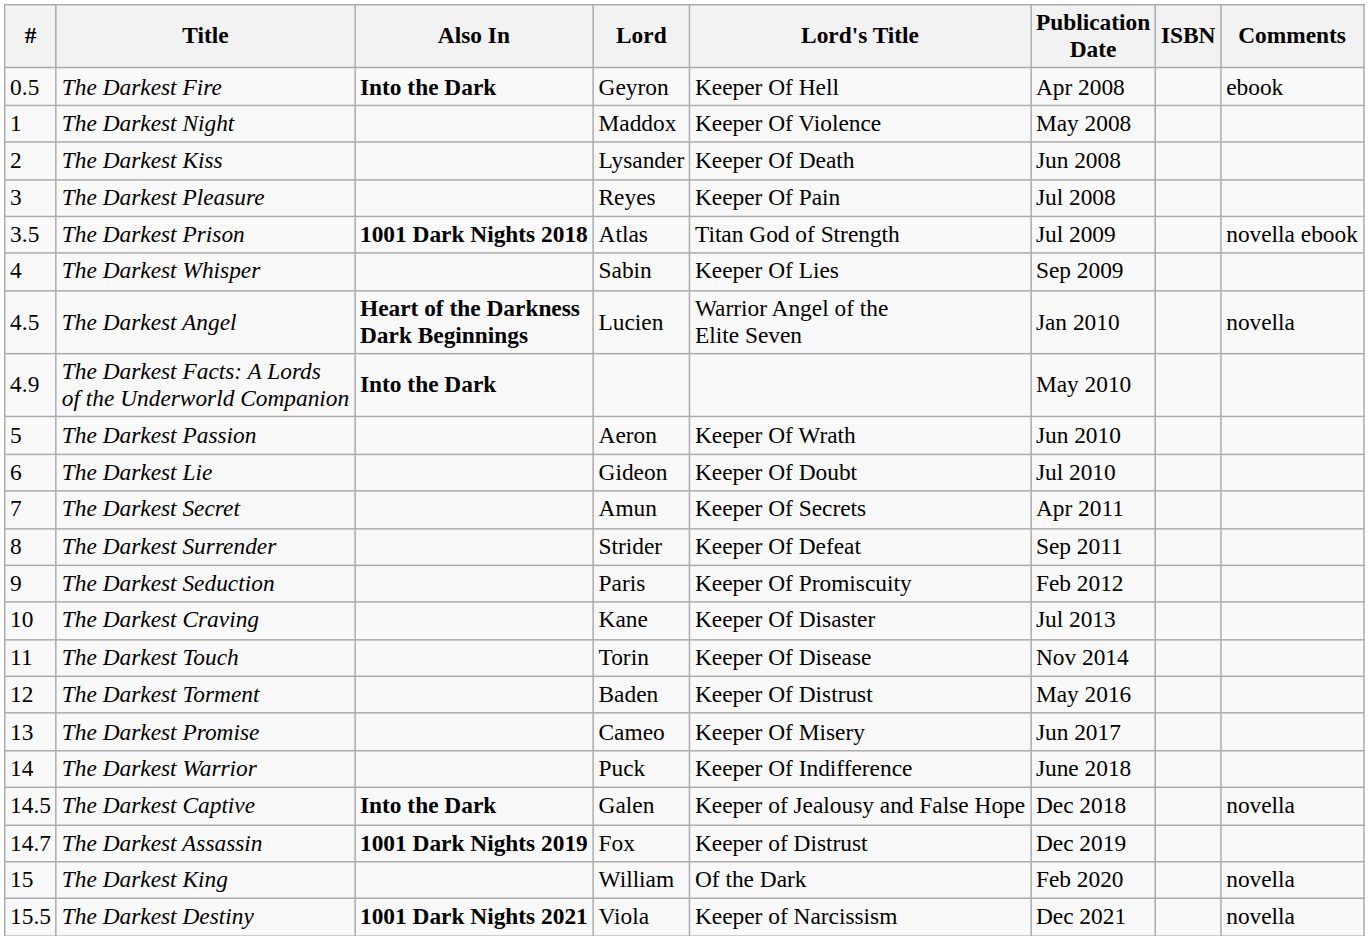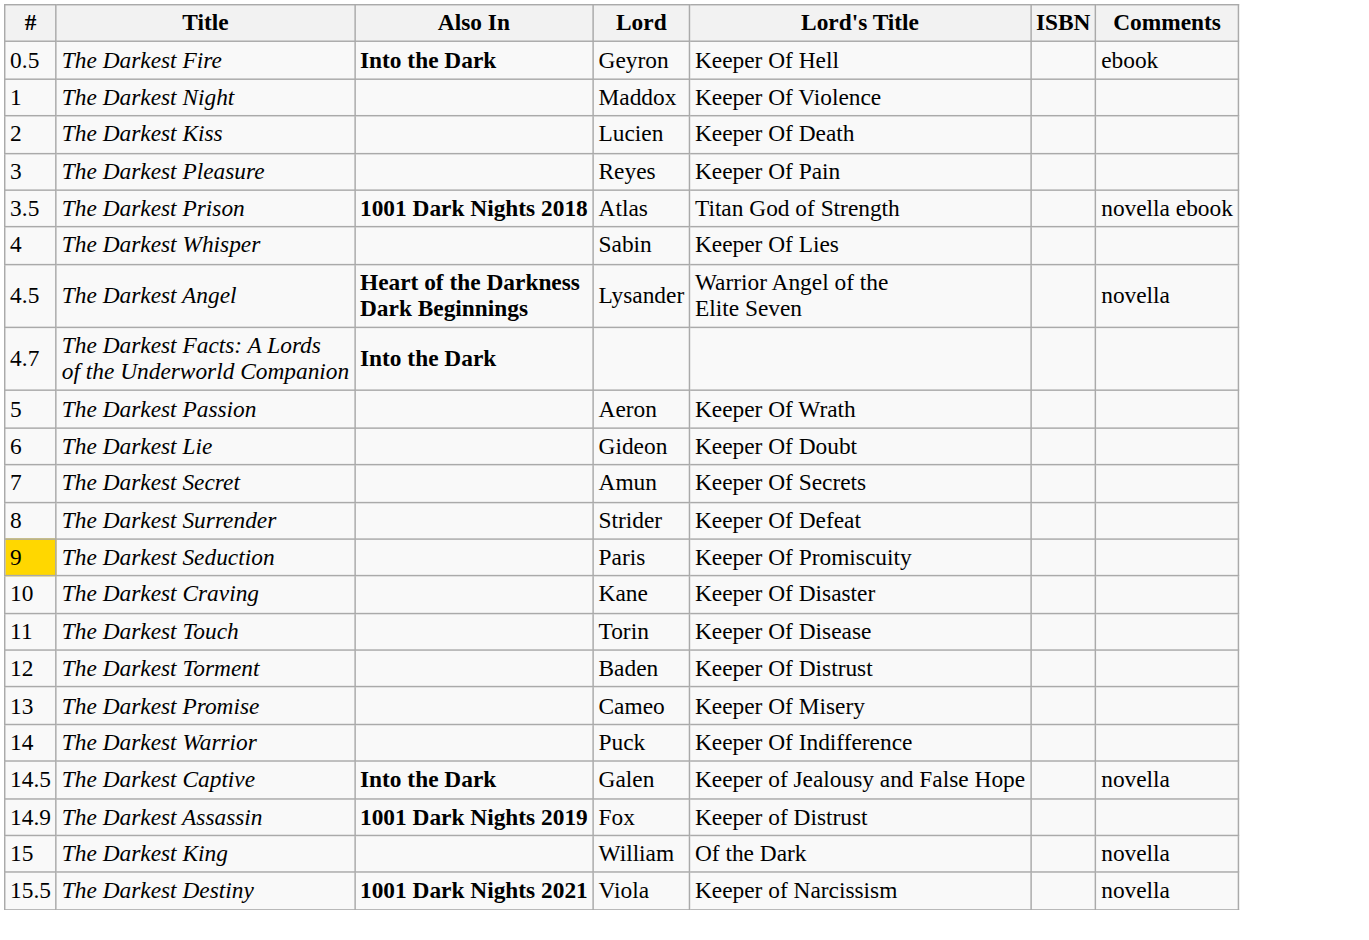- column: (1093, 36)
(641, 160) Lysander -> (631, 134) Lucien
(631, 321) Lucien -> (641, 295) Lysander
(25, 385) 4.9 -> (25, 358) 4.7
(16, 583) no background -> (16, 557) gold background
(31, 842) 14.7 -> (31, 816) 14.9
